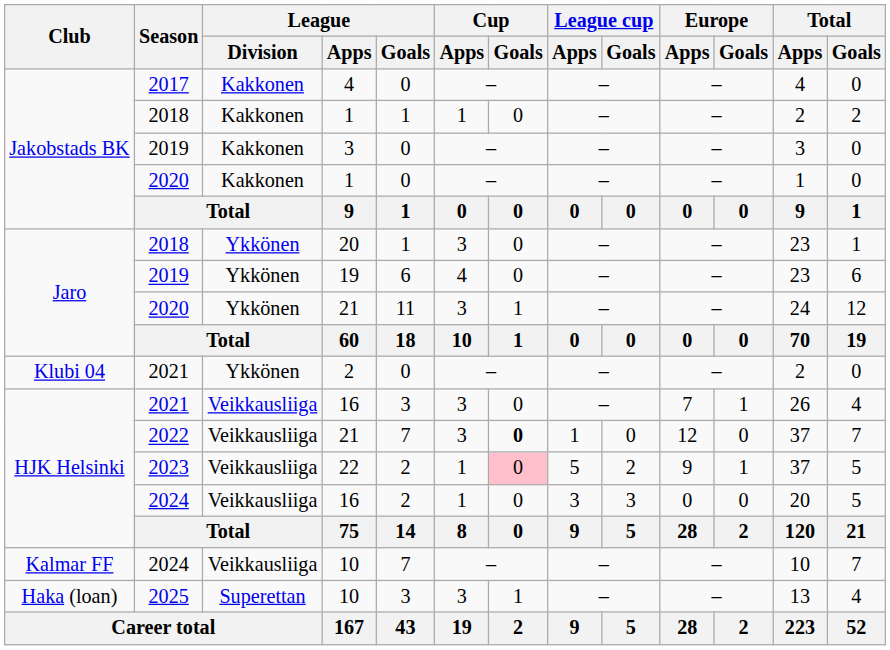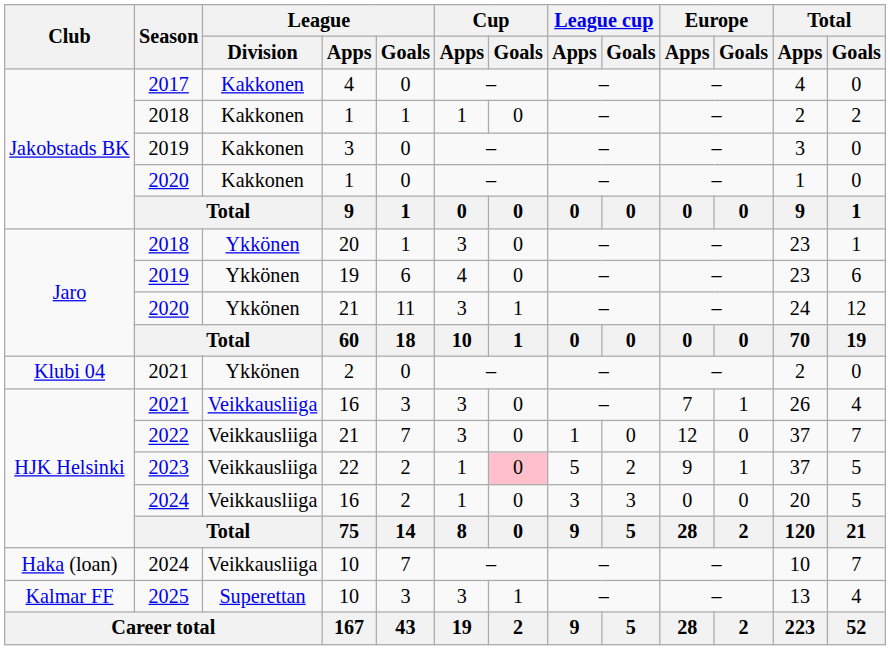(518, 436) bold -> (518, 436) normal
(69, 564) Kalmar FF -> (69, 564) Haka (loan)
(69, 595) Haka (loan) -> (69, 595) Kalmar FF
